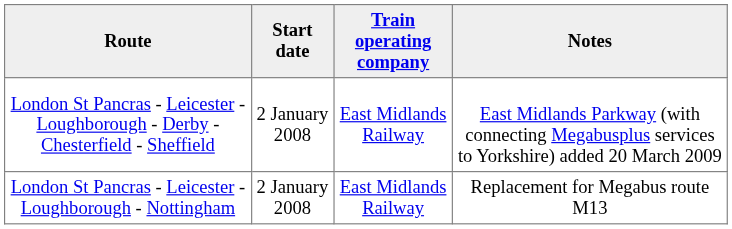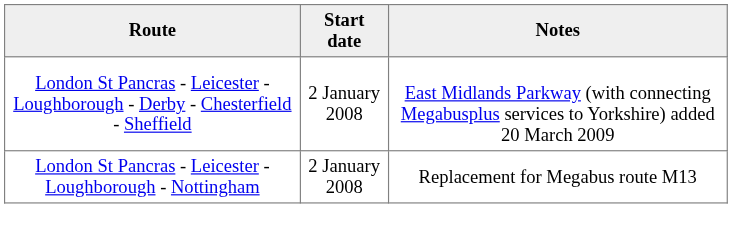- column: (393, 41)
